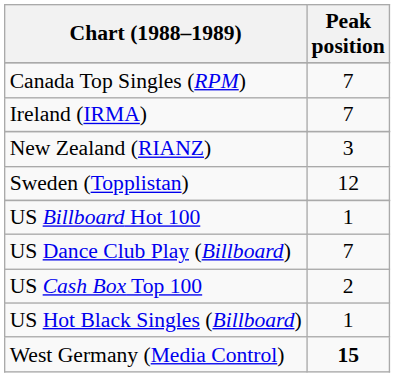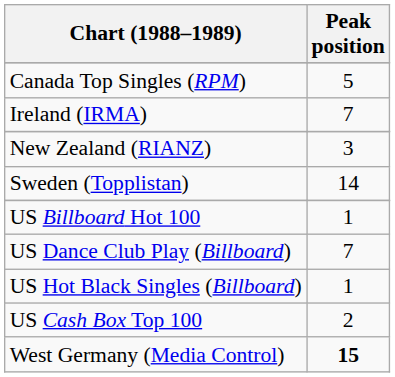(348, 80) 7 -> (348, 80) 5
(348, 182) 12 -> (348, 182) 14
rows swapped: (156, 319) <-> (106, 285)
